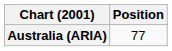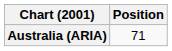(138, 35) 77 -> (138, 35) 71
